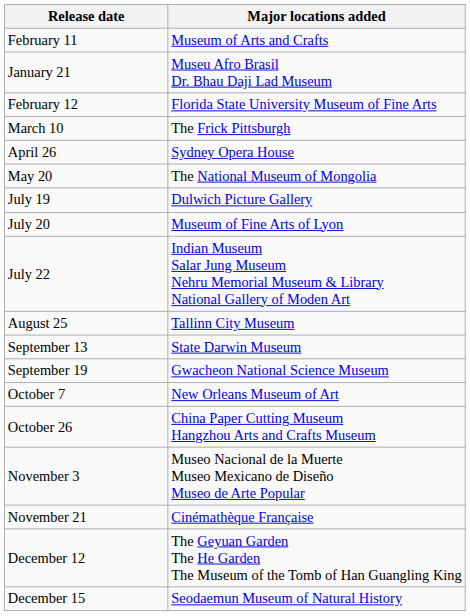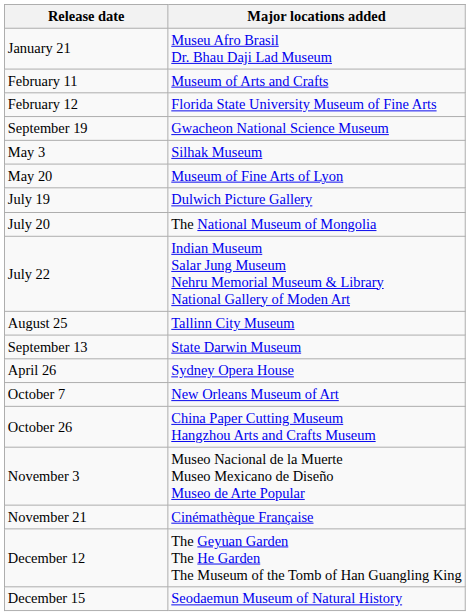rows swapped: (39, 72) <-> (43, 40)
- row: (36, 128)
rows swapped: (32, 152) <-> (48, 370)
+ row: (26, 152)
(274, 176) The National Museum of Mongolia -> (257, 176) Museum of Fine Arts of Lyon
(257, 224) Museum of Fine Arts of Lyon -> (274, 224) The National Museum of Mongolia
